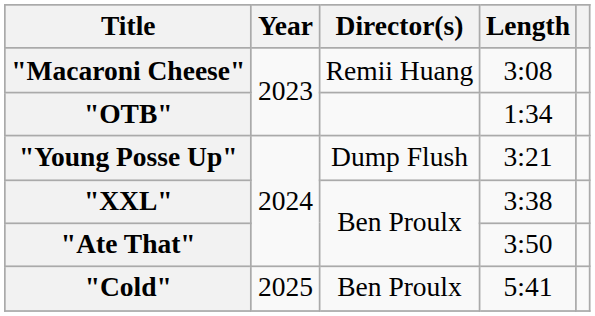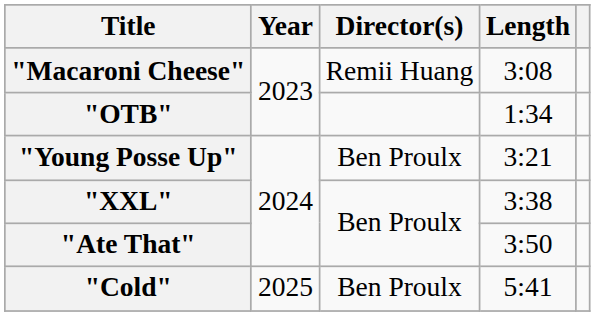(399, 157) Dump Flush -> (399, 157) Ben Proulx
